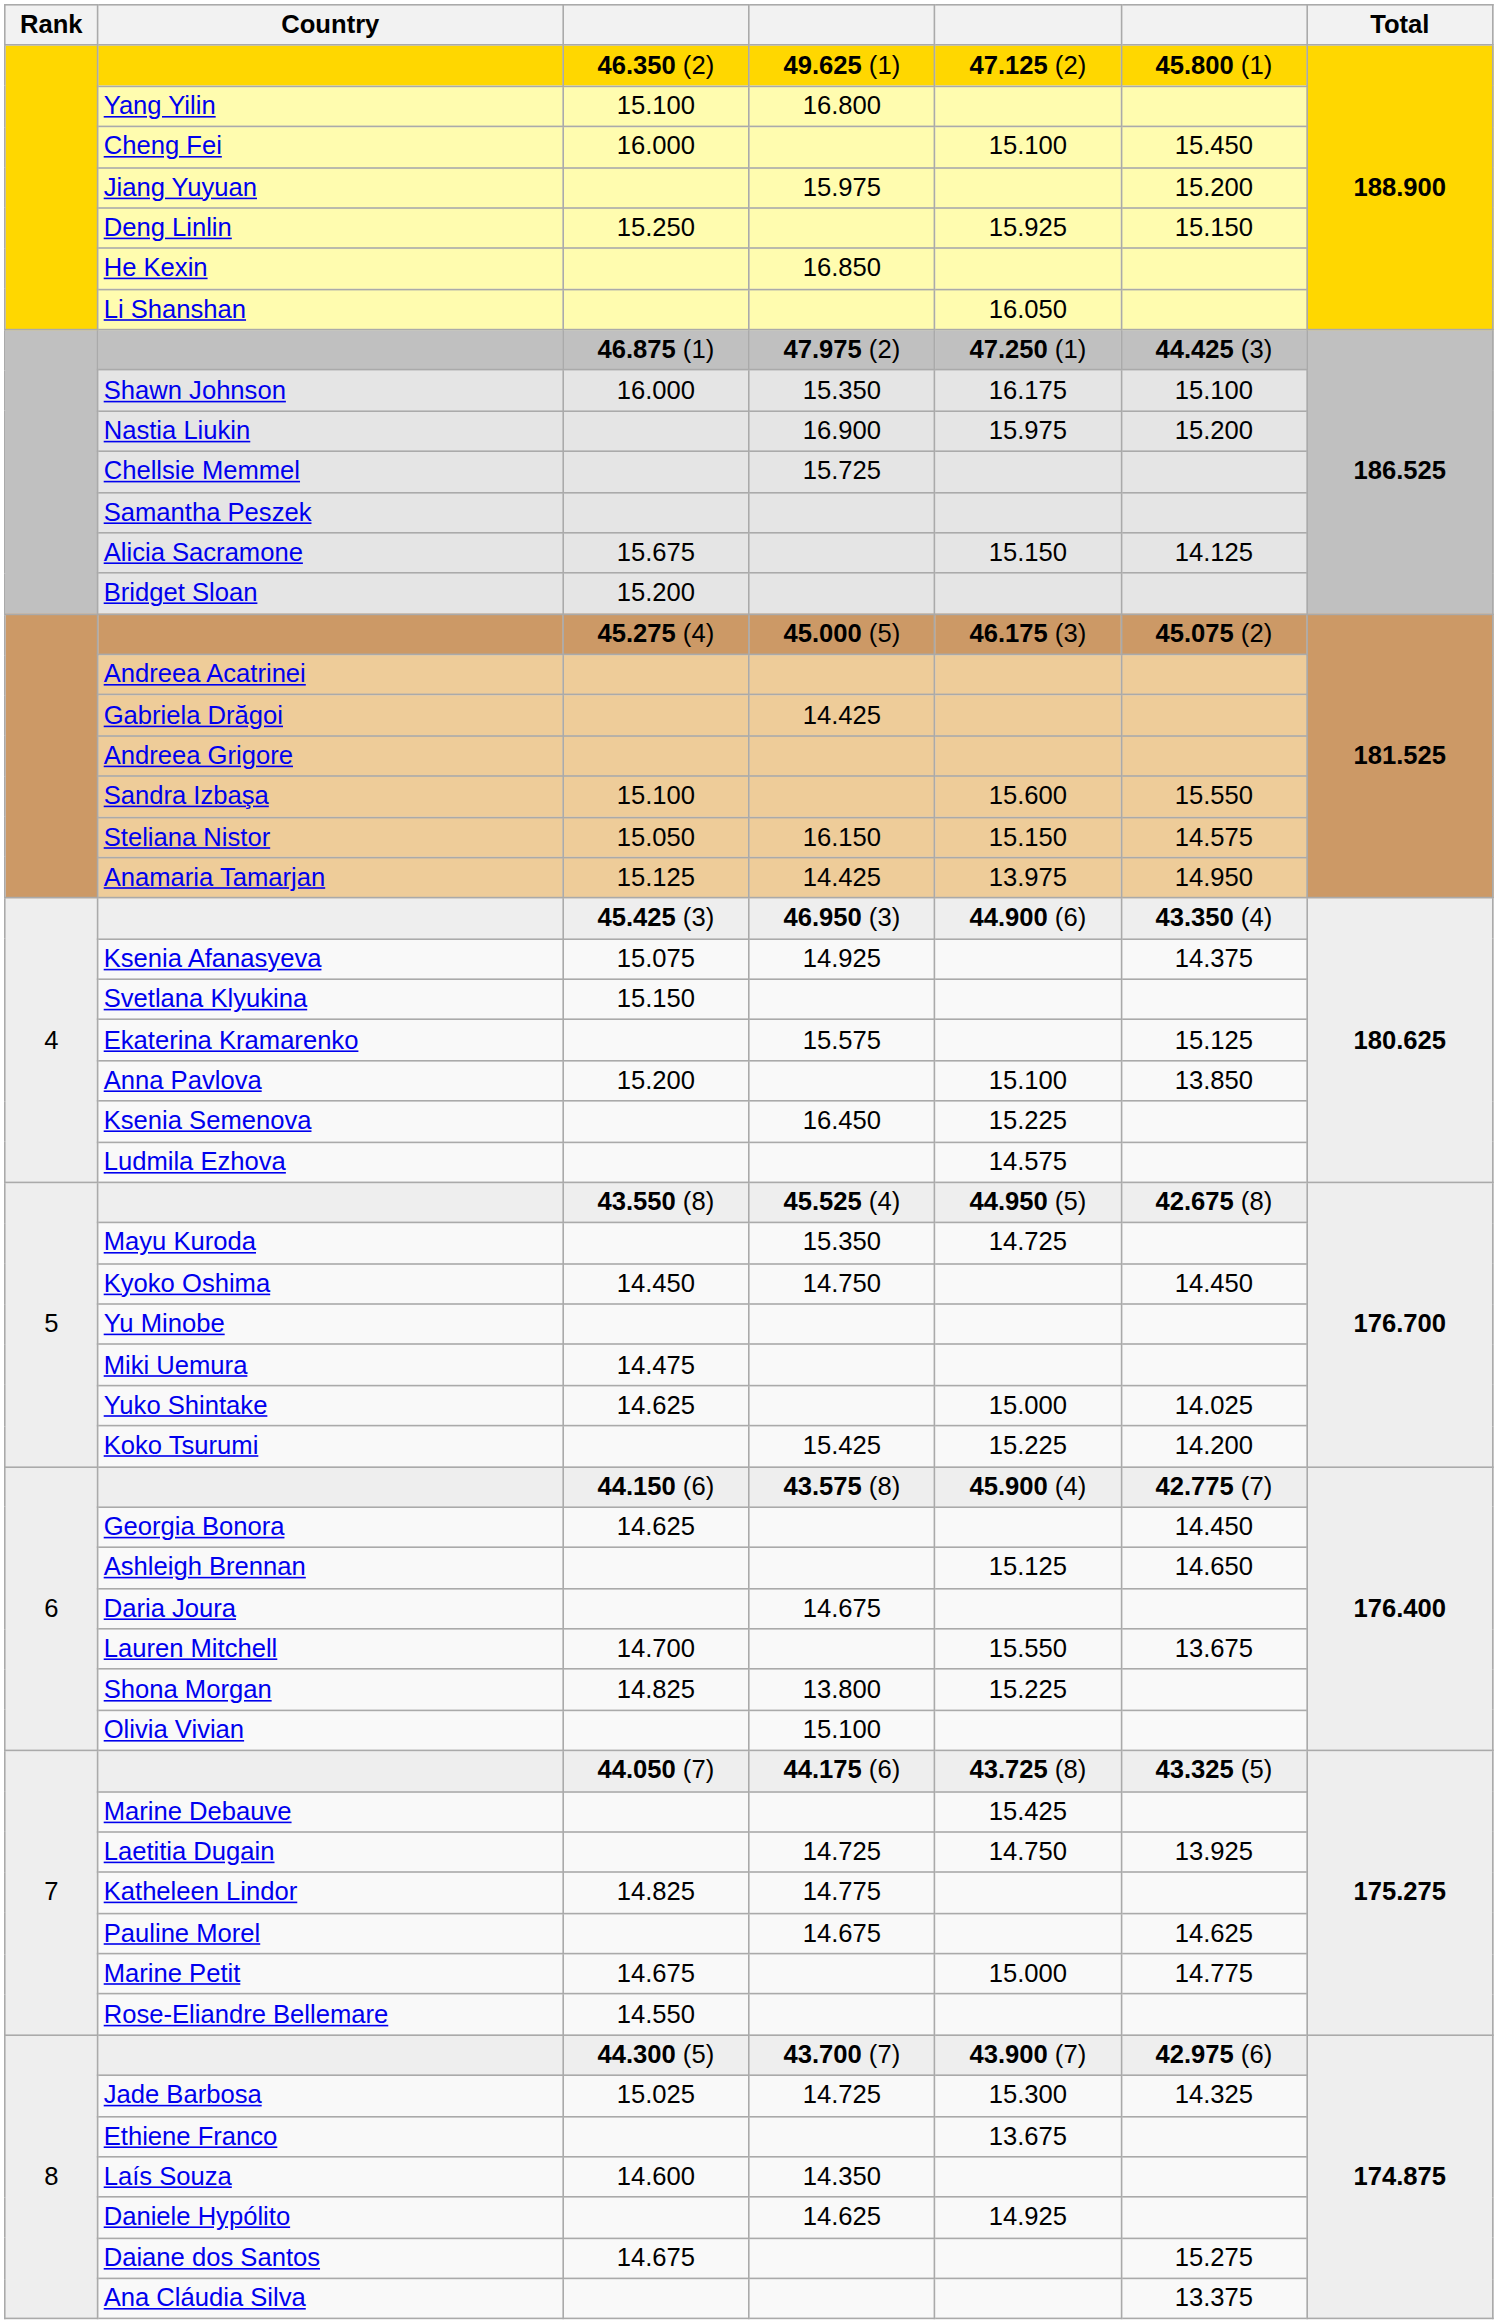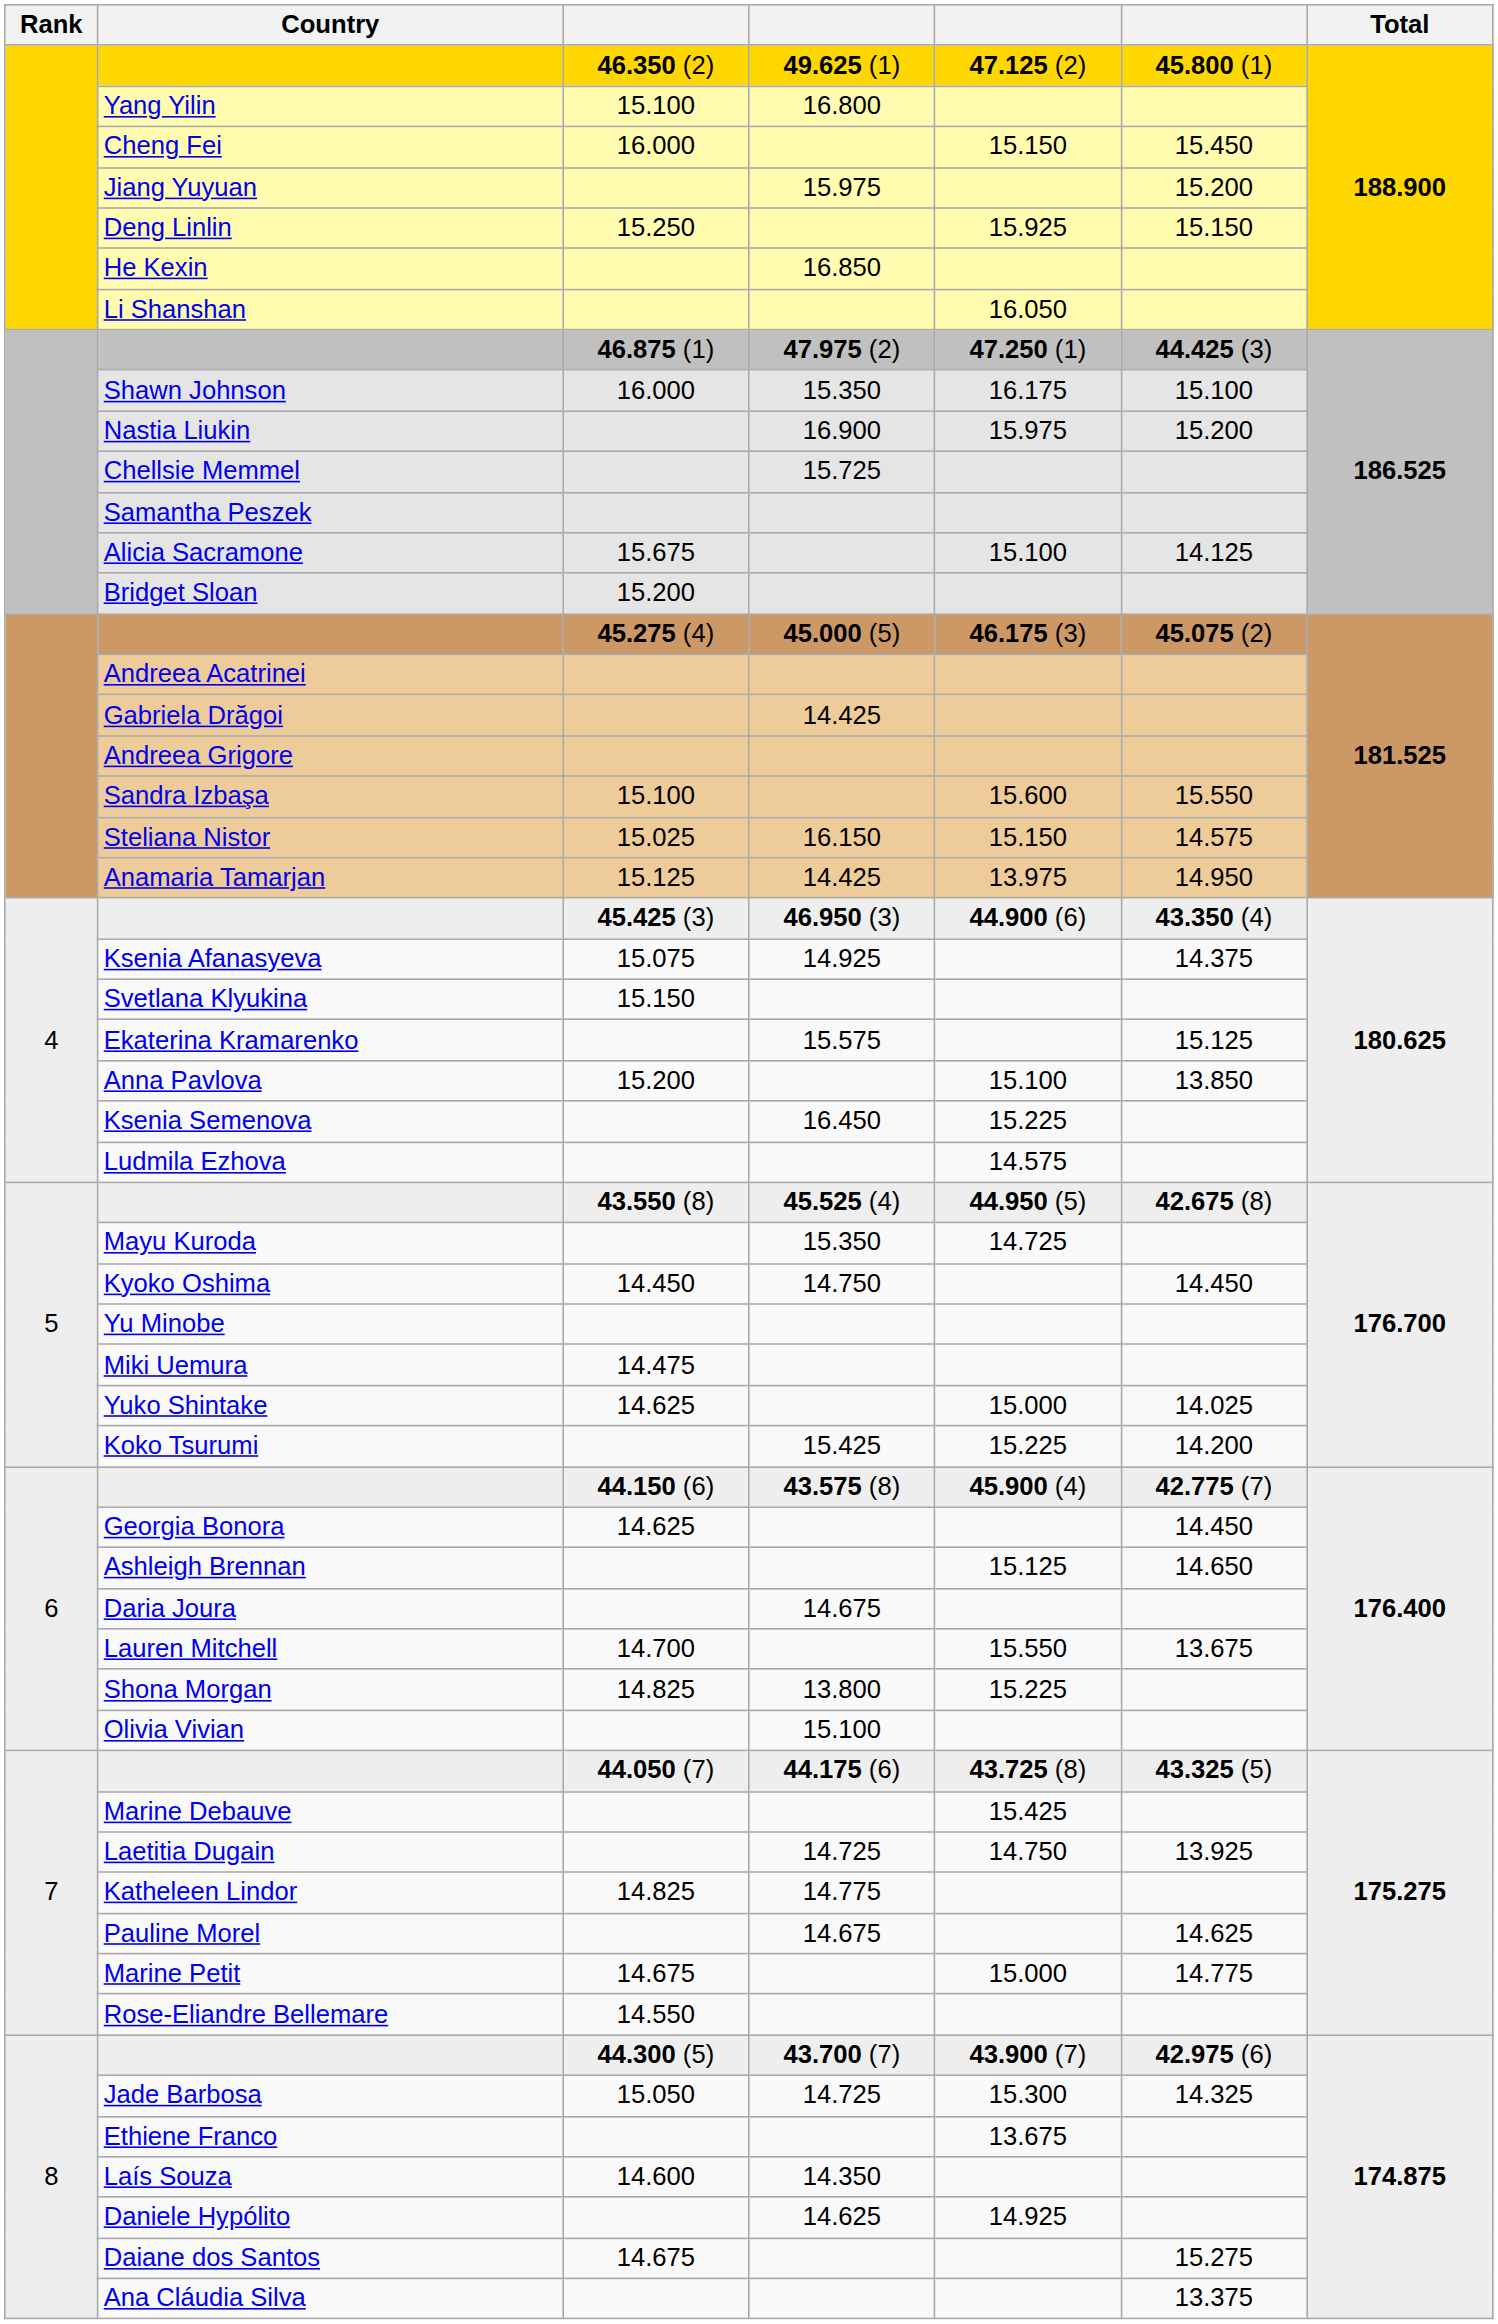(1028, 146) 15.100 -> (1028, 146) 15.150
(1028, 552) 15.150 -> (1028, 552) 15.100
(656, 836) 15.050 -> (656, 836) 15.025
(656, 2095) 15.025 -> (656, 2095) 15.050
